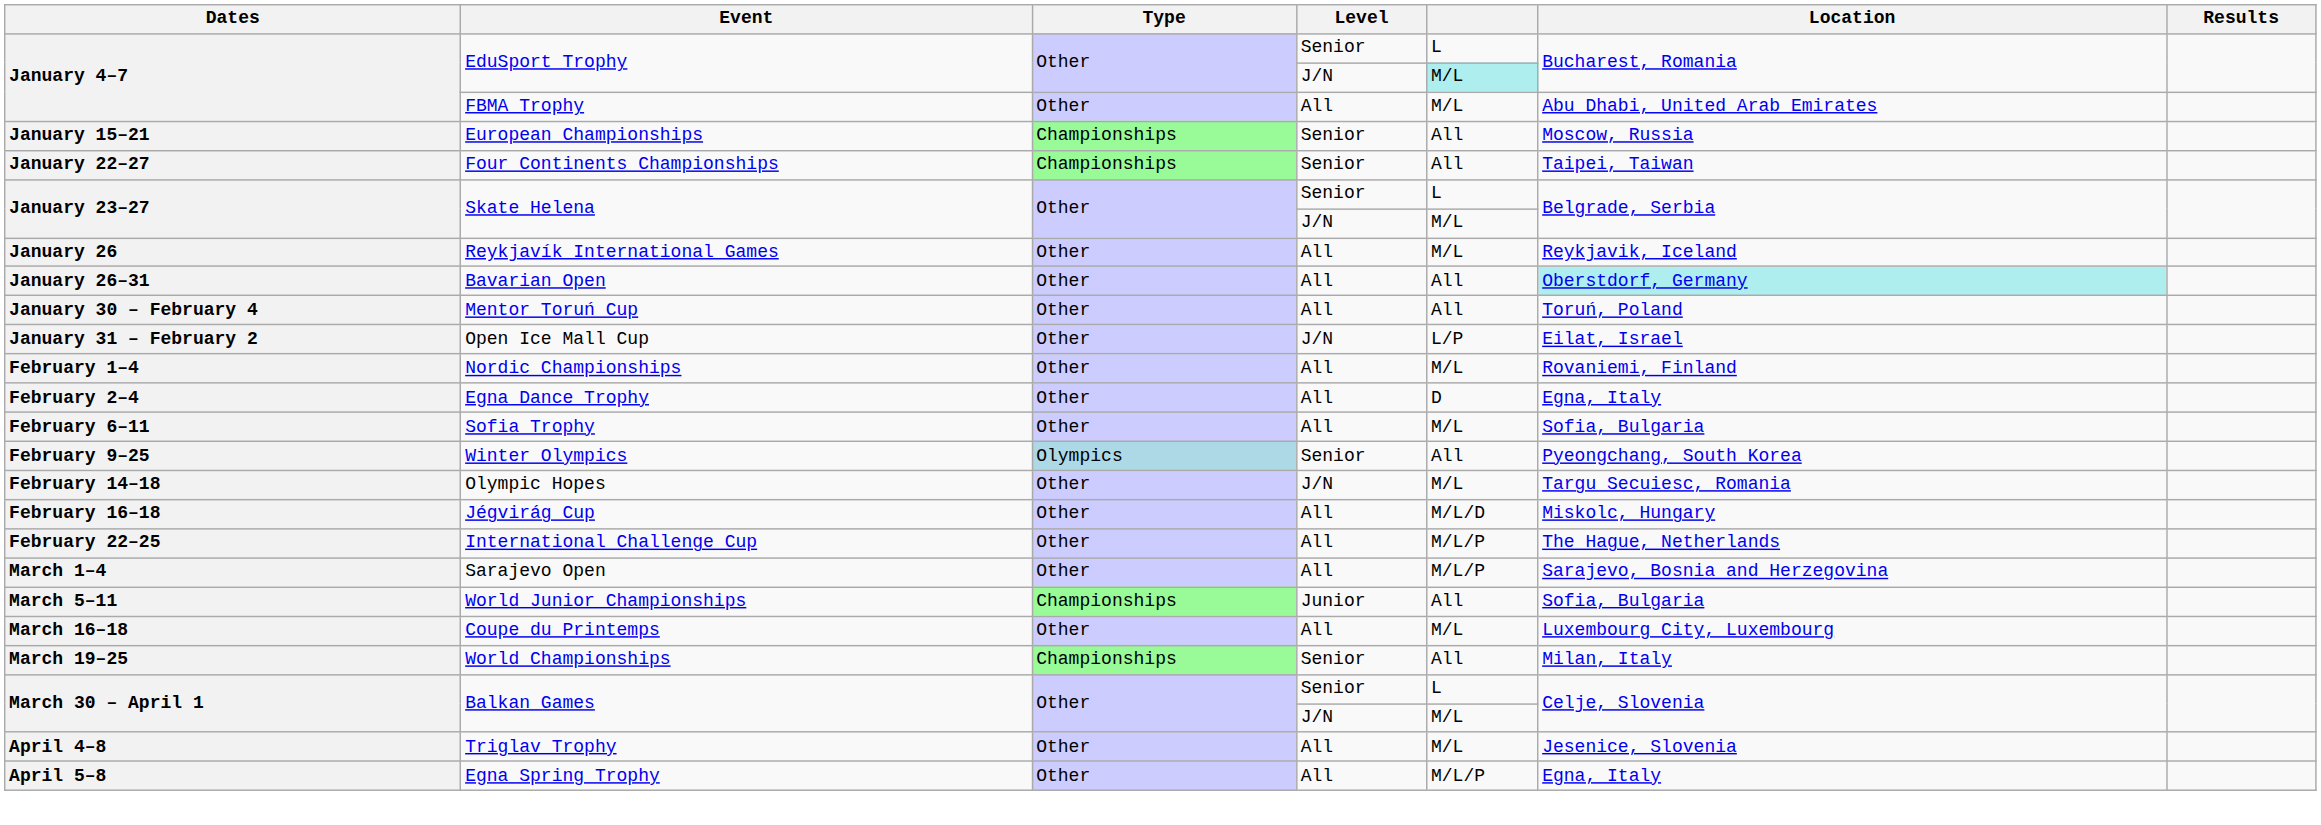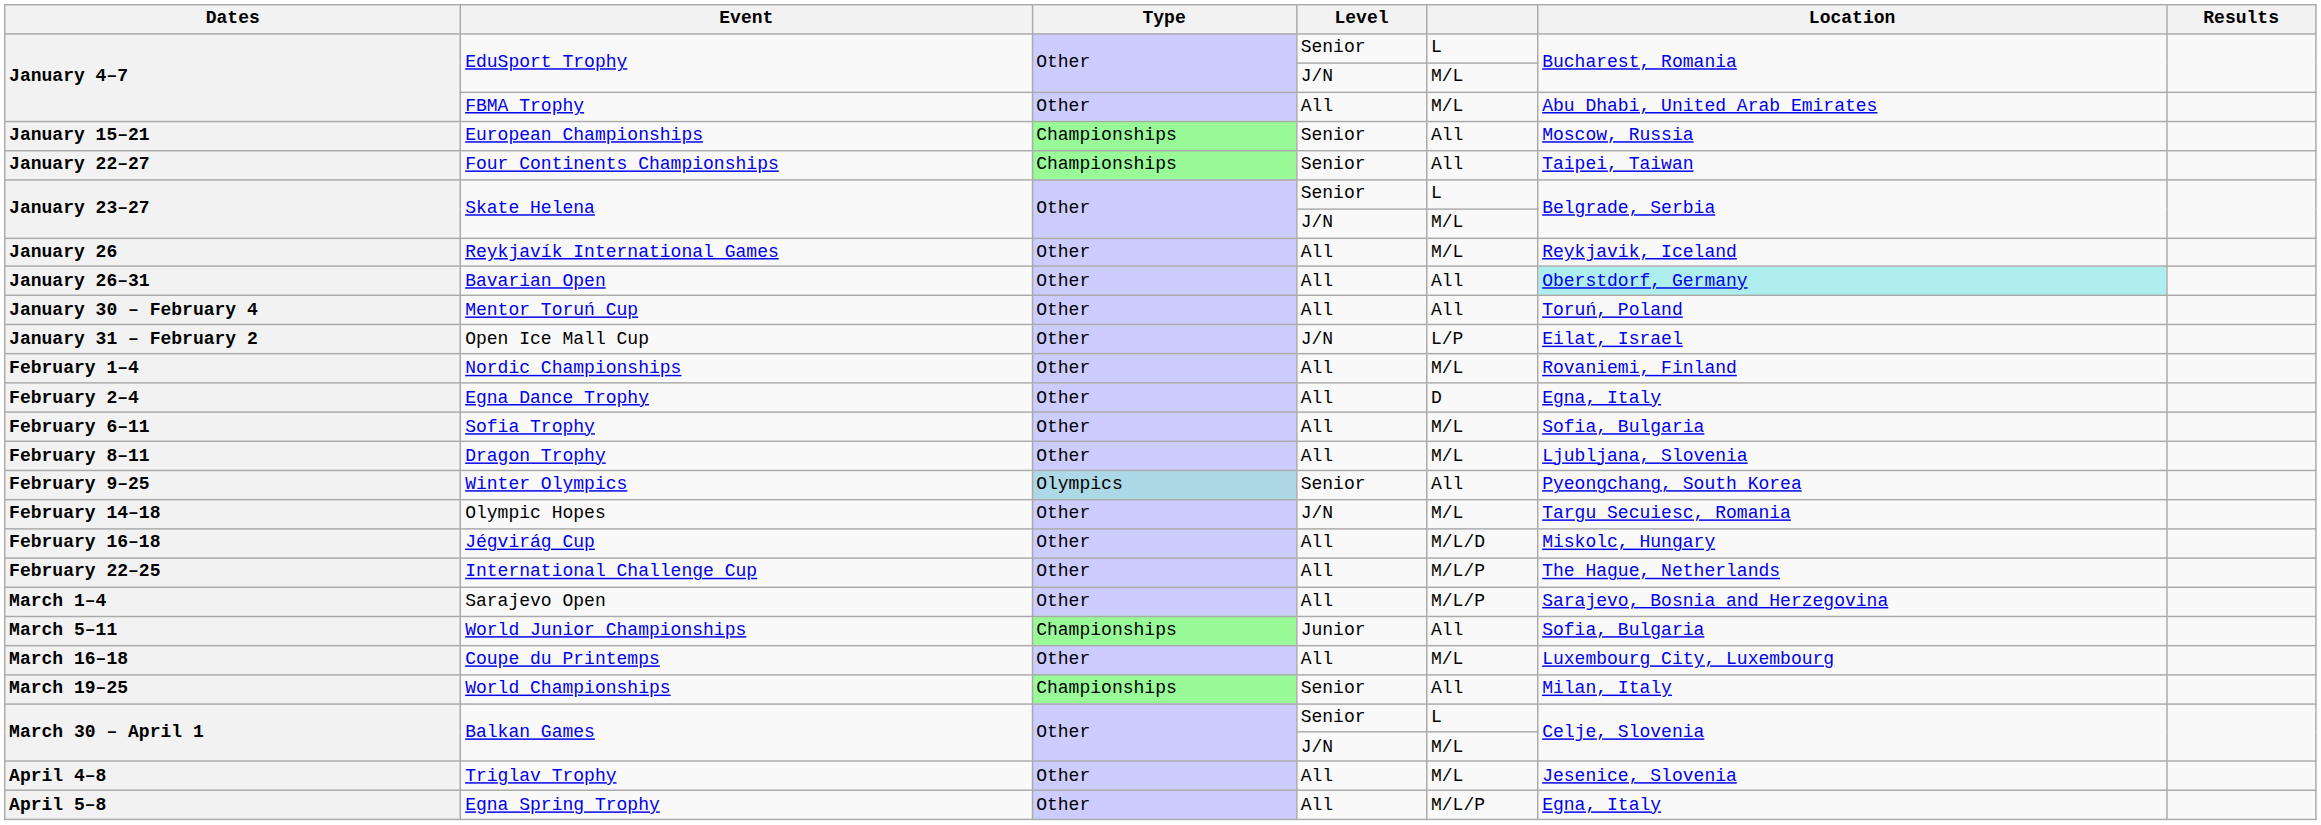(1447, 78) paleturquoise background -> (1447, 78) no background
+ row: (535, 456)
